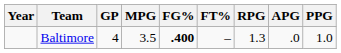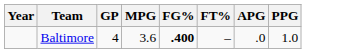- column: (251, 15)
(148, 37) 3.5 -> (148, 37) 3.6
